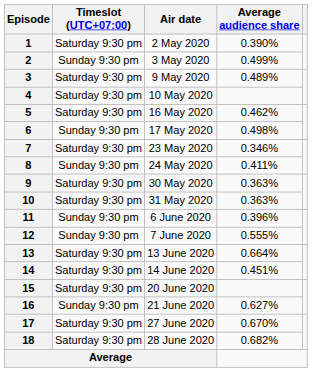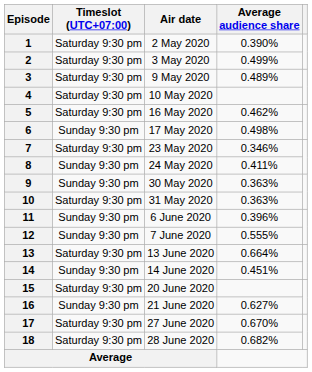(98, 60) Sunday 9:30 pm -> (98, 60) Saturday 9:30 pm
(98, 183) Saturday 9:30 pm -> (98, 183) Sunday 9:30 pm
(98, 270) Saturday 9:30 pm -> (98, 270) Sunday 9:30 pm
